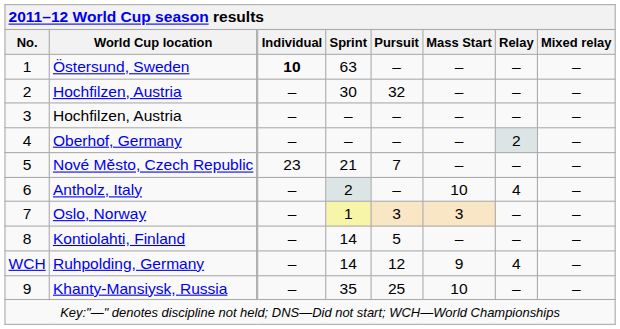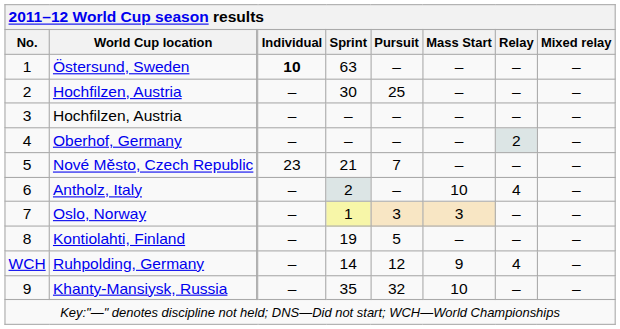(397, 91) 32 -> (397, 91) 25
(348, 238) 14 -> (348, 238) 19
(397, 288) 25 -> (397, 288) 32
